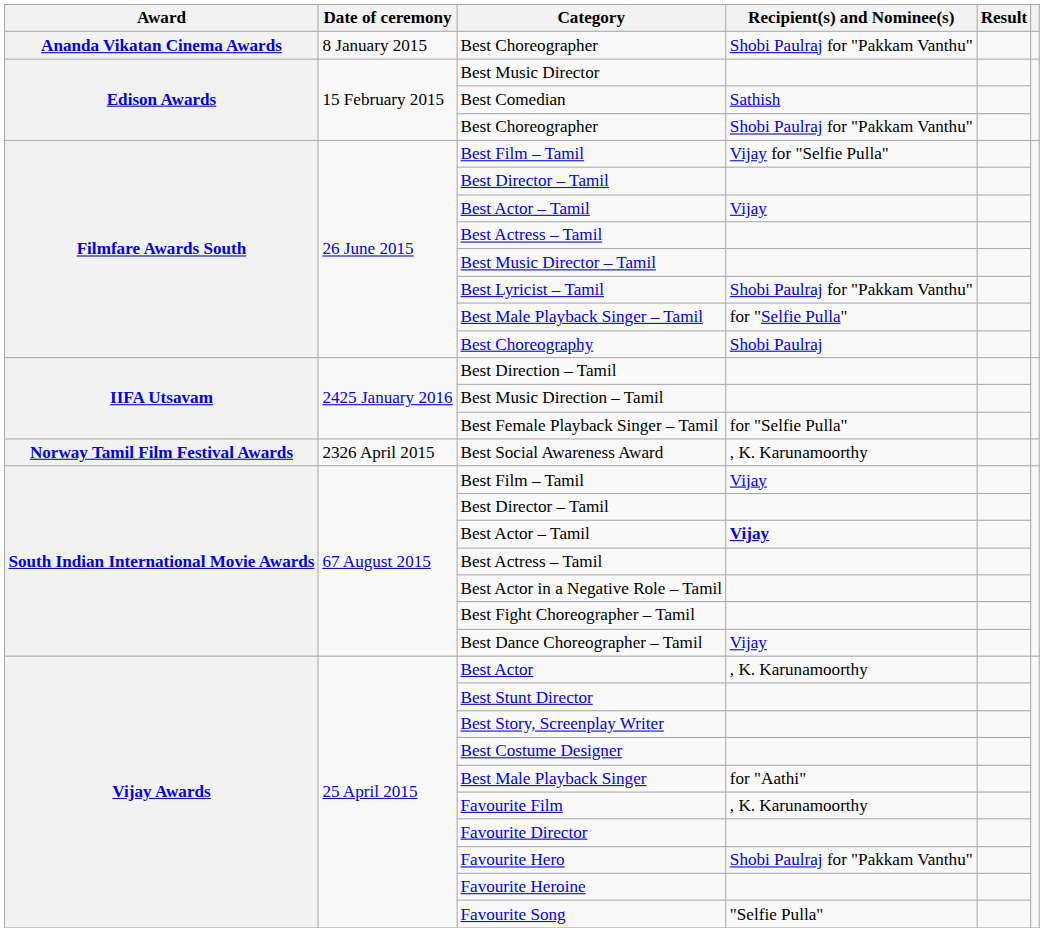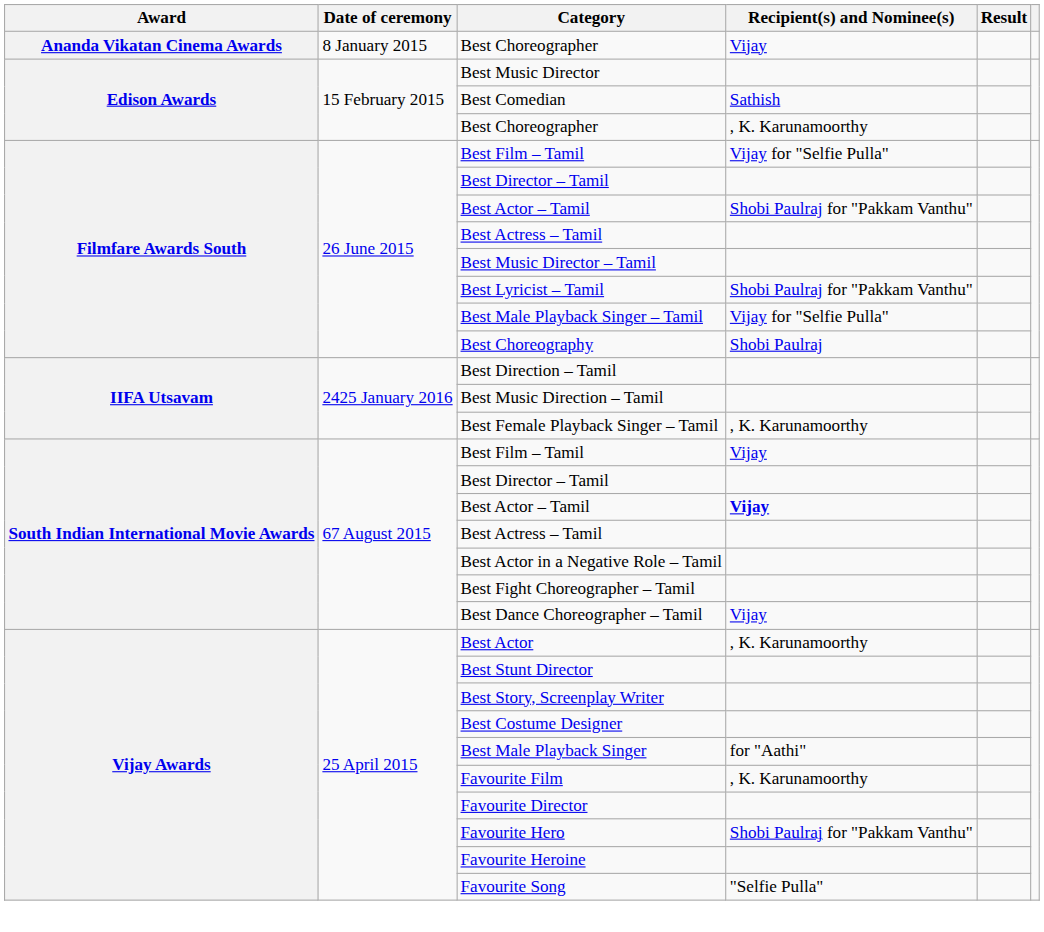(851, 45) Shobi Paulraj for "Pakkam Vanthu" -> (748, 45) Vijay
(851, 126) Shobi Paulraj for "Pakkam Vanthu" -> (799, 126) , K. Karunamoorthy
(748, 208) Vijay -> (851, 208) Shobi Paulraj for "Pakkam Vanthu"
(789, 316) for "Selfie Pulla" -> (809, 316) Vijay for "Selfie Pulla"
(789, 425) for "Selfie Pulla" -> (799, 425) , K. Karunamoorthy
- row: (161, 452)
